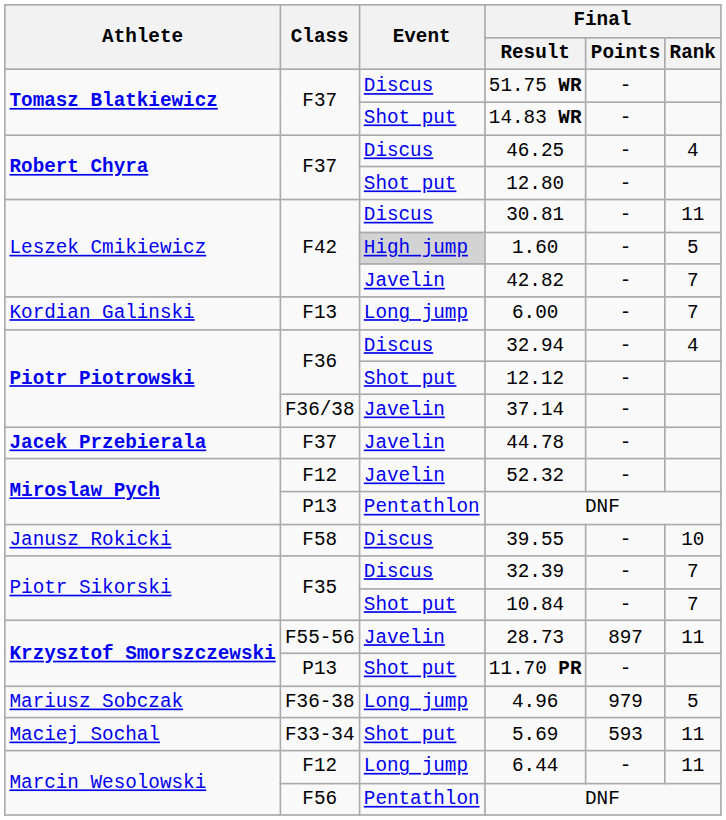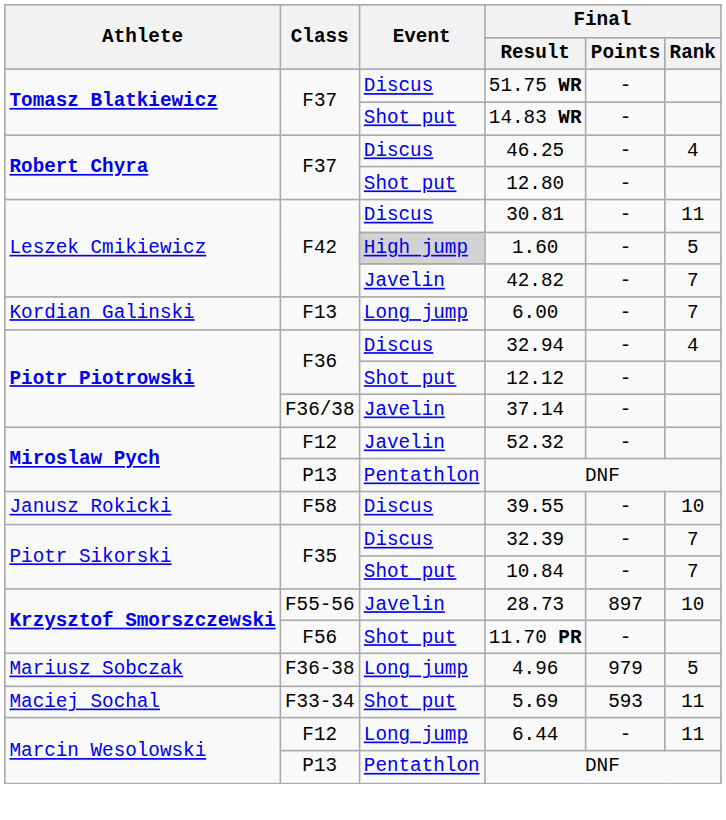- row: (108, 442)
(693, 637) 11 -> (693, 605) 10
(320, 669) P13 -> (320, 637) F56
(320, 799) F56 -> (320, 767) P13
